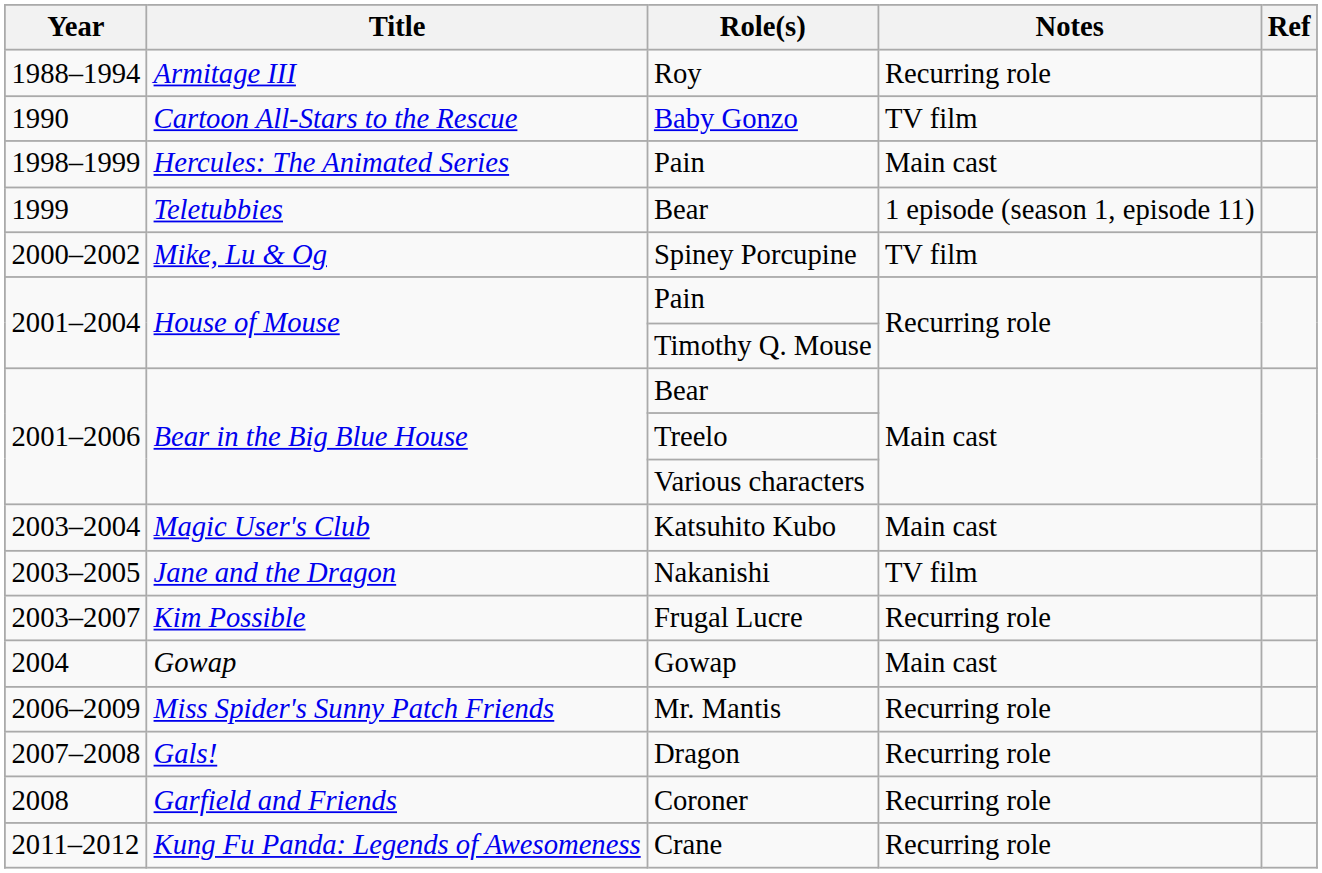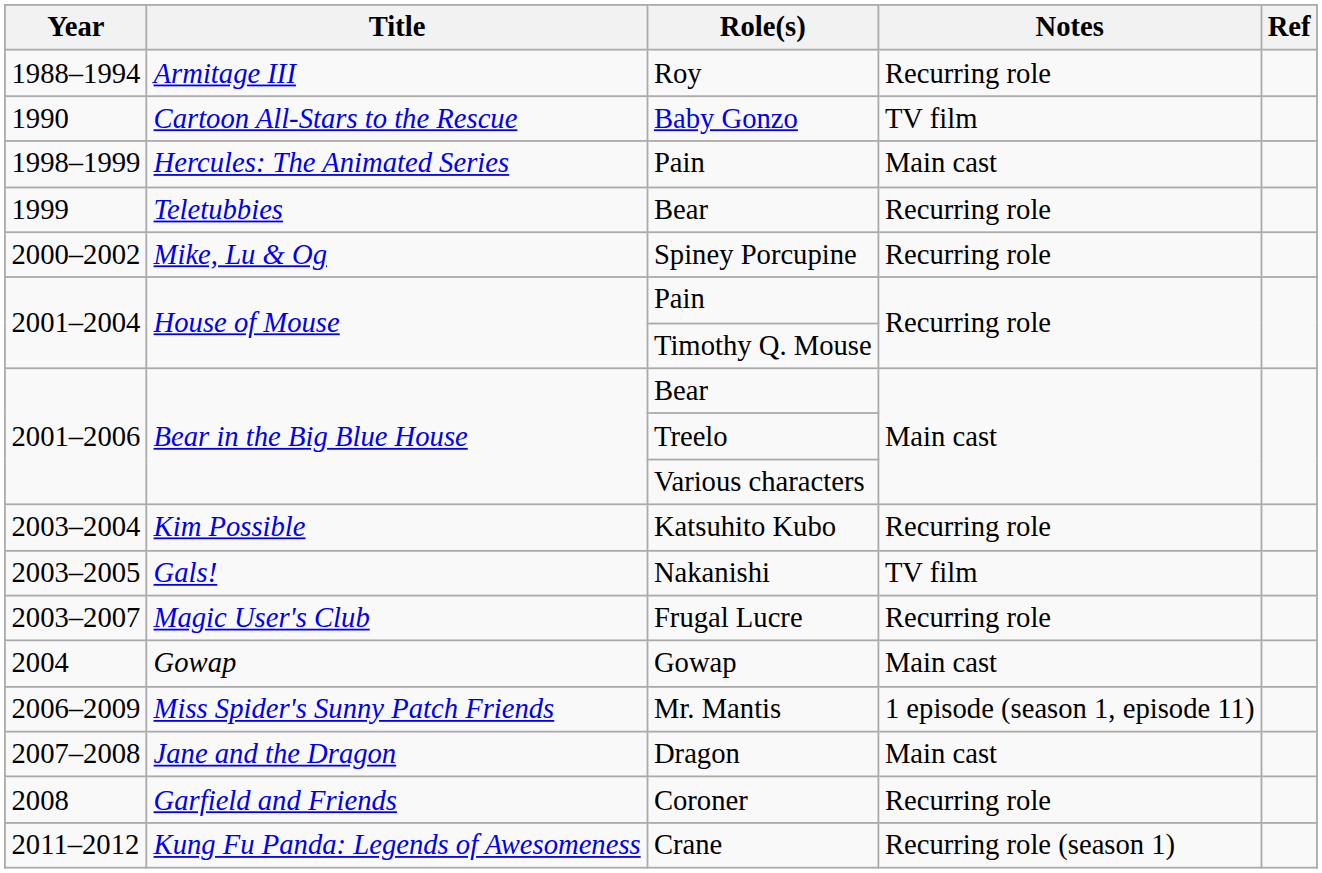(1070, 208) 1 episode (season 1, episode 11) -> (968, 208) Recurring role
(931, 254) TV film -> (968, 254) Recurring role
(262, 526) Magic User's Club -> (230, 526) Kim Possible
(941, 526) Main cast -> (968, 526) Recurring role
(275, 572) Jane and the Dragon -> (185, 572) Gals!
(230, 617) Kim Possible -> (262, 617) Magic User's Club
(968, 708) Recurring role -> (1070, 708) 1 episode (season 1, episode 11)
(185, 753) Gals! -> (275, 753) Jane and the Dragon
(968, 753) Recurring role -> (941, 753) Main cast
(968, 844) Recurring role -> (1030, 844) Recurring role (season 1)
